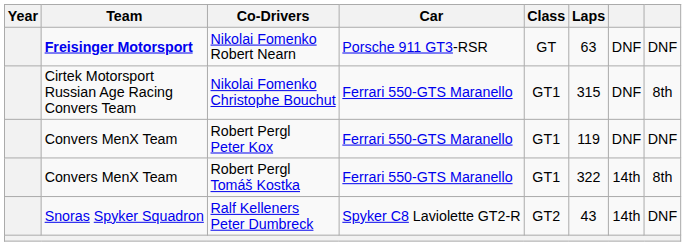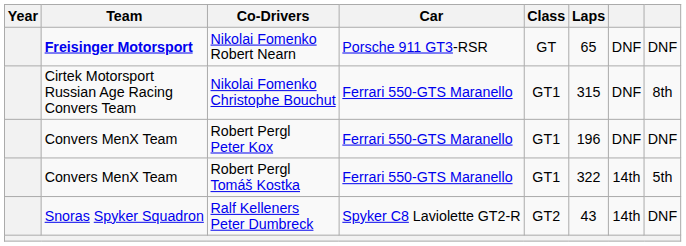(589, 47) 63 -> (589, 47) 65
(589, 139) 119 -> (589, 139) 196
(662, 178) 8th -> (662, 178) 5th
